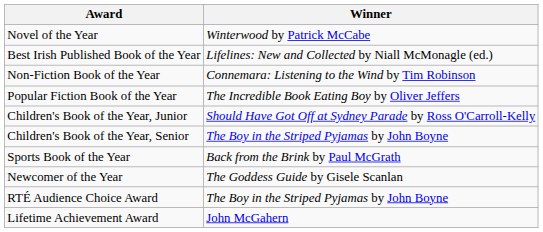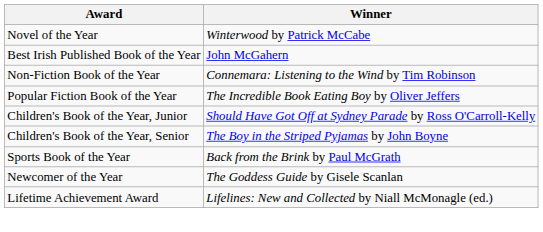(350, 55) Lifelines: New and Collected by Niall McMonagle (ed.) -> (247, 55) John McGahern
- row: (83, 197)
(247, 217) John McGahern -> (350, 197) Lifelines: New and Collected by Niall McMonagle (ed.)
